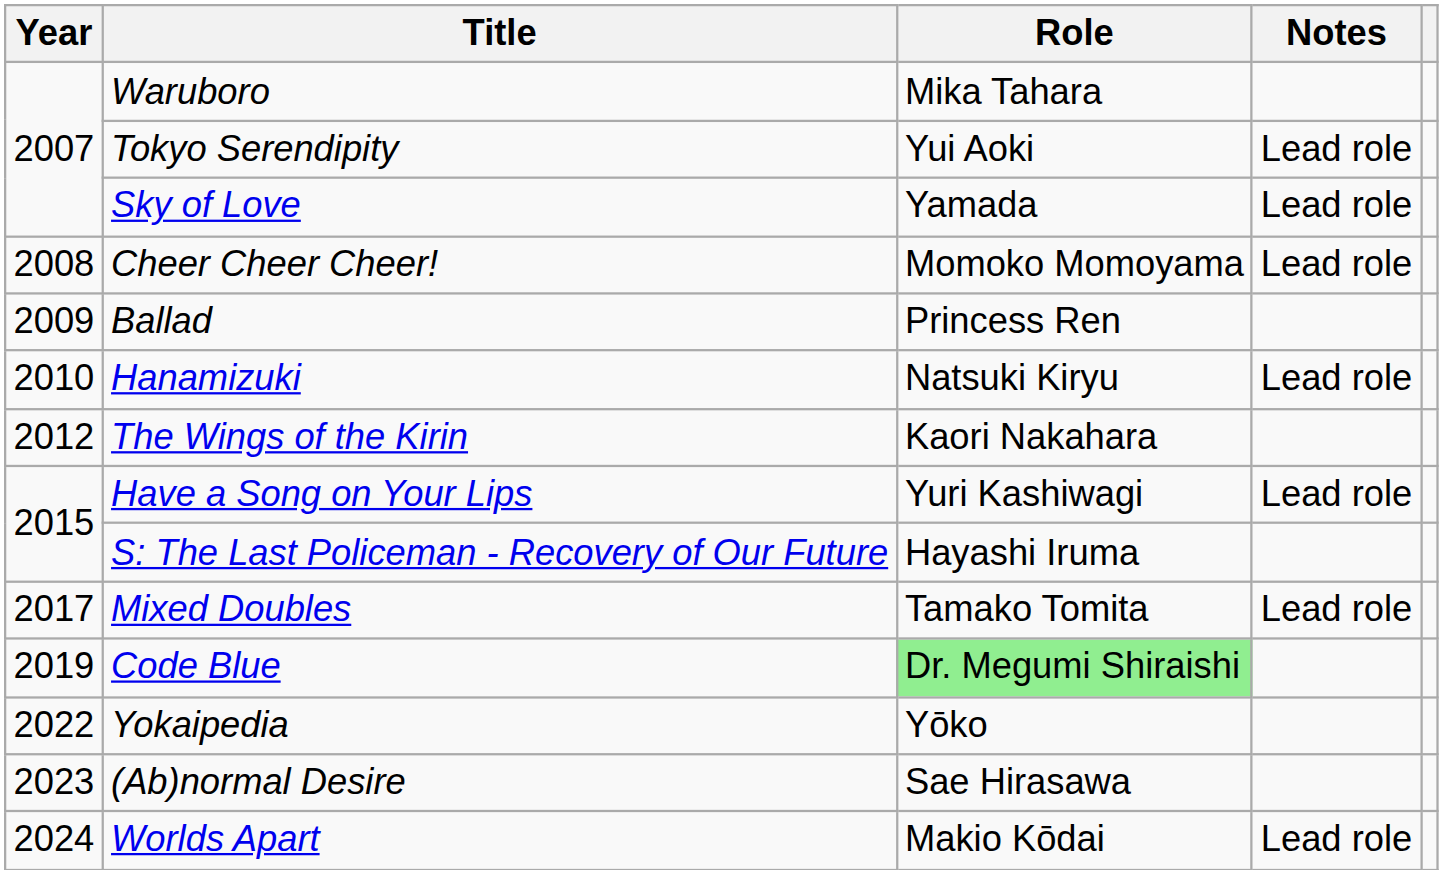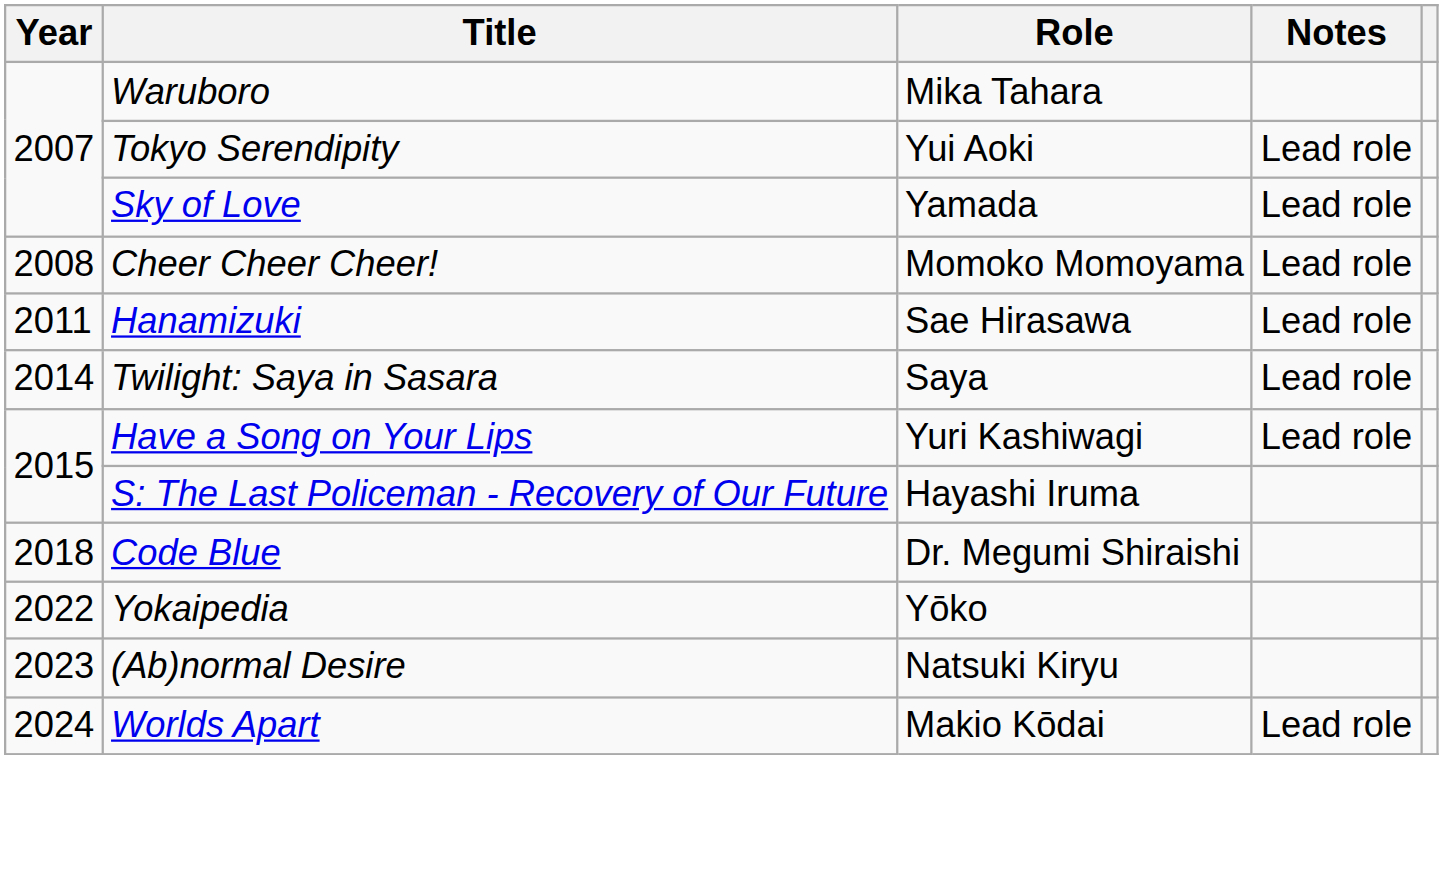- row: (162, 321)
(54, 378) 2010 -> (53, 321) 2011
(1012, 378) Natsuki Kiryu -> (1018, 321) Sae Hirasawa
- row: (290, 436)
+ row: (305, 378)
- row: (231, 609)
(54, 666) 2019 -> (54, 551) 2018
(1072, 666) lightgreen background -> (1072, 551) no background
(1018, 782) Sae Hirasawa -> (1012, 666) Natsuki Kiryu
